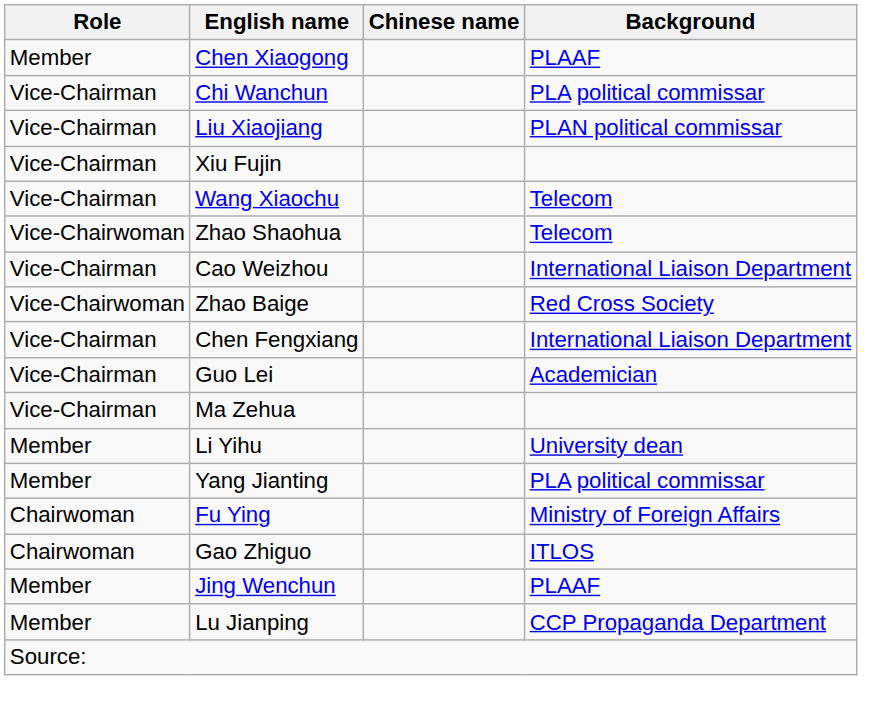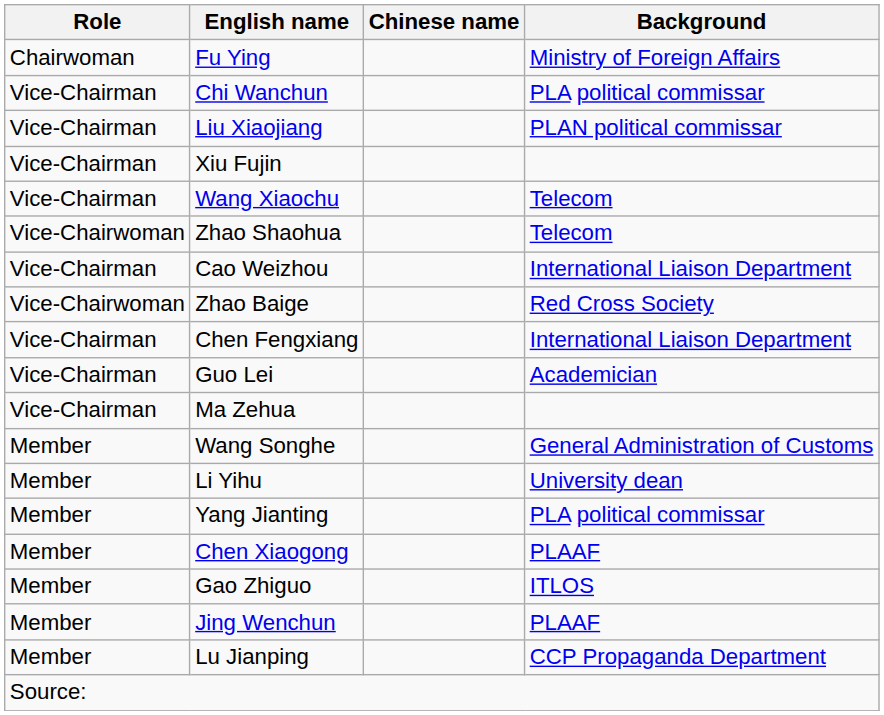rows swapped: (233, 515) <-> (272, 57)
+ row: (265, 445)
(72, 551) Chairwoman -> (51, 586) Member
